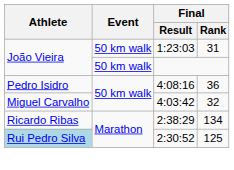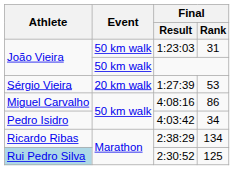+ row: (176, 85)
(38, 85) Pedro Isidro -> (48, 103) Miguel Carvalho
(213, 85) 36 -> (213, 103) 86
(48, 103) Miguel Carvalho -> (38, 121) Pedro Isidro
(213, 103) 32 -> (213, 121) 34
